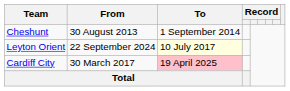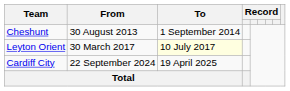(113, 47) 22 September 2024 -> (102, 47) 30 March 2017
(102, 63) 30 March 2017 -> (113, 63) 22 September 2024
(188, 63) pink background -> (188, 63) no background
